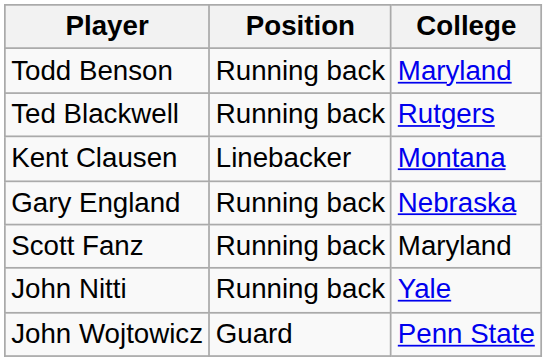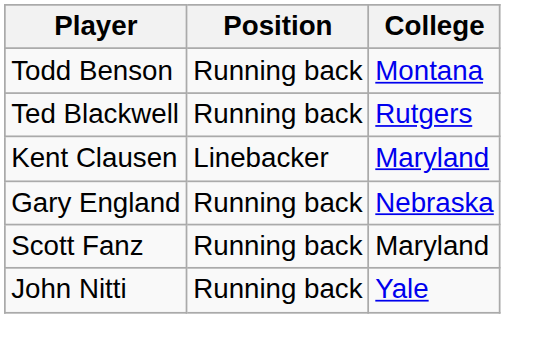(455, 70) Maryland -> (429, 70) Montana
(452, 158) Montana -> (432, 158) Maryland
- row: (107, 333)
